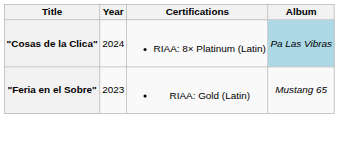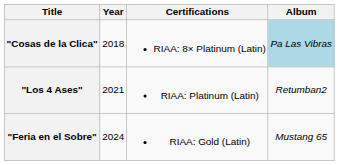(113, 43) 2024 -> (113, 43) 2018
+ row: (52, 90)
(113, 90) 2023 -> (113, 137) 2024
